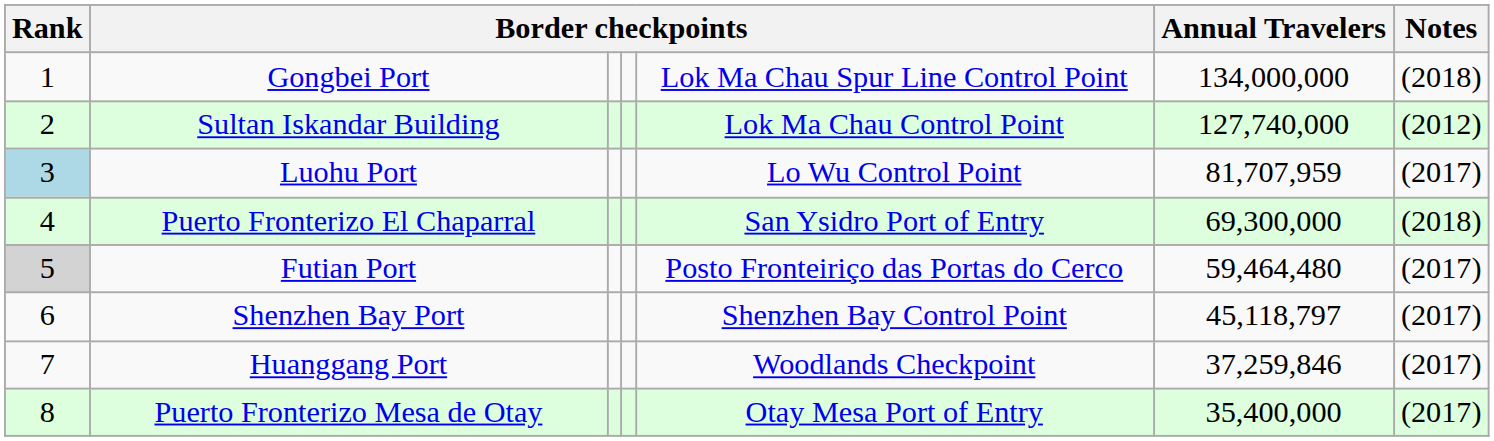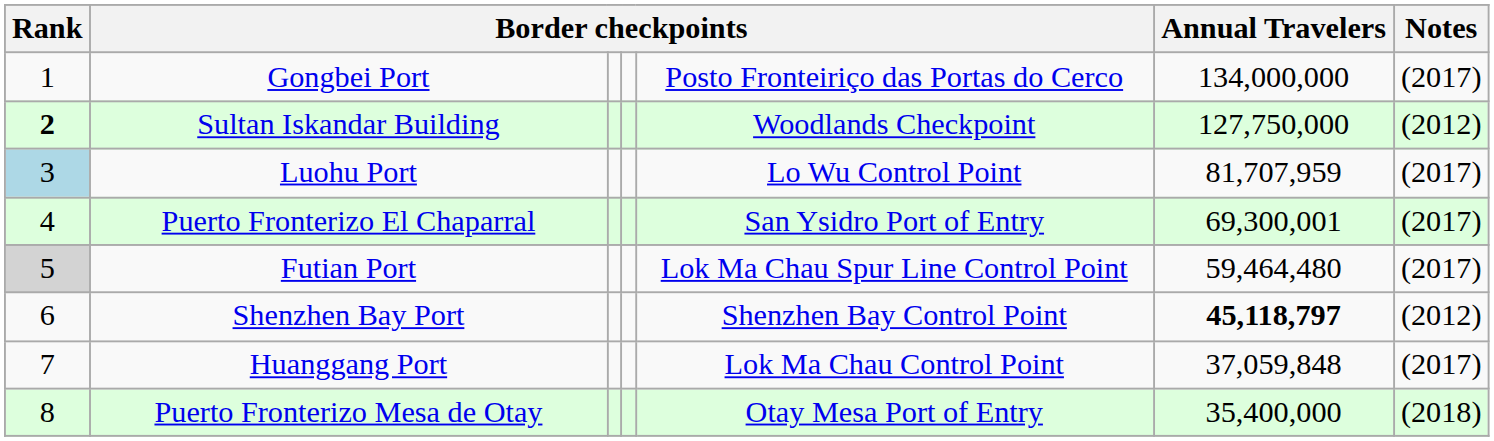(894, 76) Lok Ma Chau Spur Line Control Point -> (894, 76) Posto Fronteiriço das Portas do Cerco
(1441, 76) (2018) -> (1441, 76) (2017)
(47, 124) normal -> (47, 124) bold
(894, 124) Lok Ma Chau Control Point -> (894, 124) Woodlands Checkpoint
(1274, 124) 127,740,000 -> (1274, 124) 127,750,000
(1274, 220) 69,300,000 -> (1274, 220) 69,300,001
(1441, 220) (2018) -> (1441, 220) (2017)
(894, 268) Posto Fronteiriço das Portas do Cerco -> (894, 268) Lok Ma Chau Spur Line Control Point
(1274, 316) normal -> (1274, 316) bold
(1441, 316) (2017) -> (1441, 316) (2012)
(894, 364) Woodlands Checkpoint -> (894, 364) Lok Ma Chau Control Point
(1274, 364) 37,259,846 -> (1274, 364) 37,059,848
(1441, 412) (2017) -> (1441, 412) (2018)
